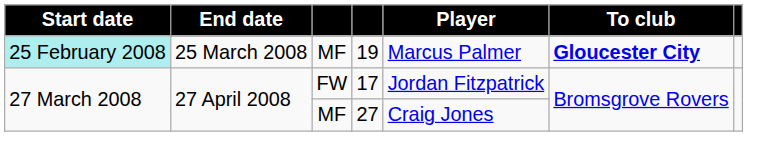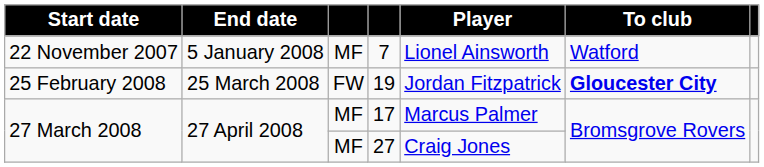+ row: (384, 51)
(88, 51) paleturquoise background -> (88, 83) no background
(332, 51) MF -> (348, 83) FW
(454, 51) Marcus Palmer -> (483, 83) Jordan Fitzpatrick
(332, 83) FW -> (348, 114) MF
(466, 83) Jordan Fitzpatrick -> (471, 114) Marcus Palmer
